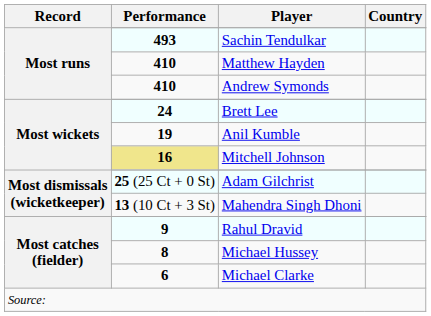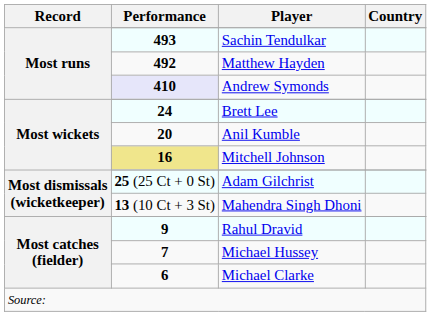(165, 63) 410 -> (165, 63) 492
(165, 87) no background -> (165, 87) lavender background
(165, 134) 19 -> (165, 134) 20
(165, 252) 8 -> (165, 252) 7
